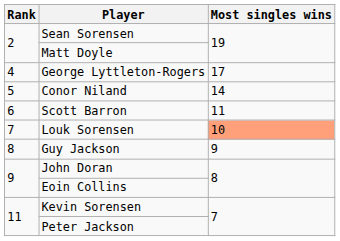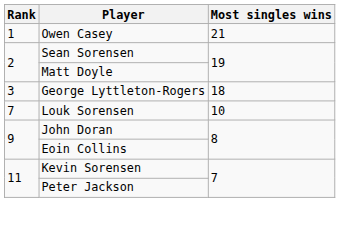+ row: (77, 33)
(11, 72) 4 -> (11, 91) 3
(218, 72) 17 -> (218, 91) 18
- row: (84, 91)
- row: (84, 110)
(218, 130) lightsalmon background -> (218, 110) no background
- row: (81, 149)
